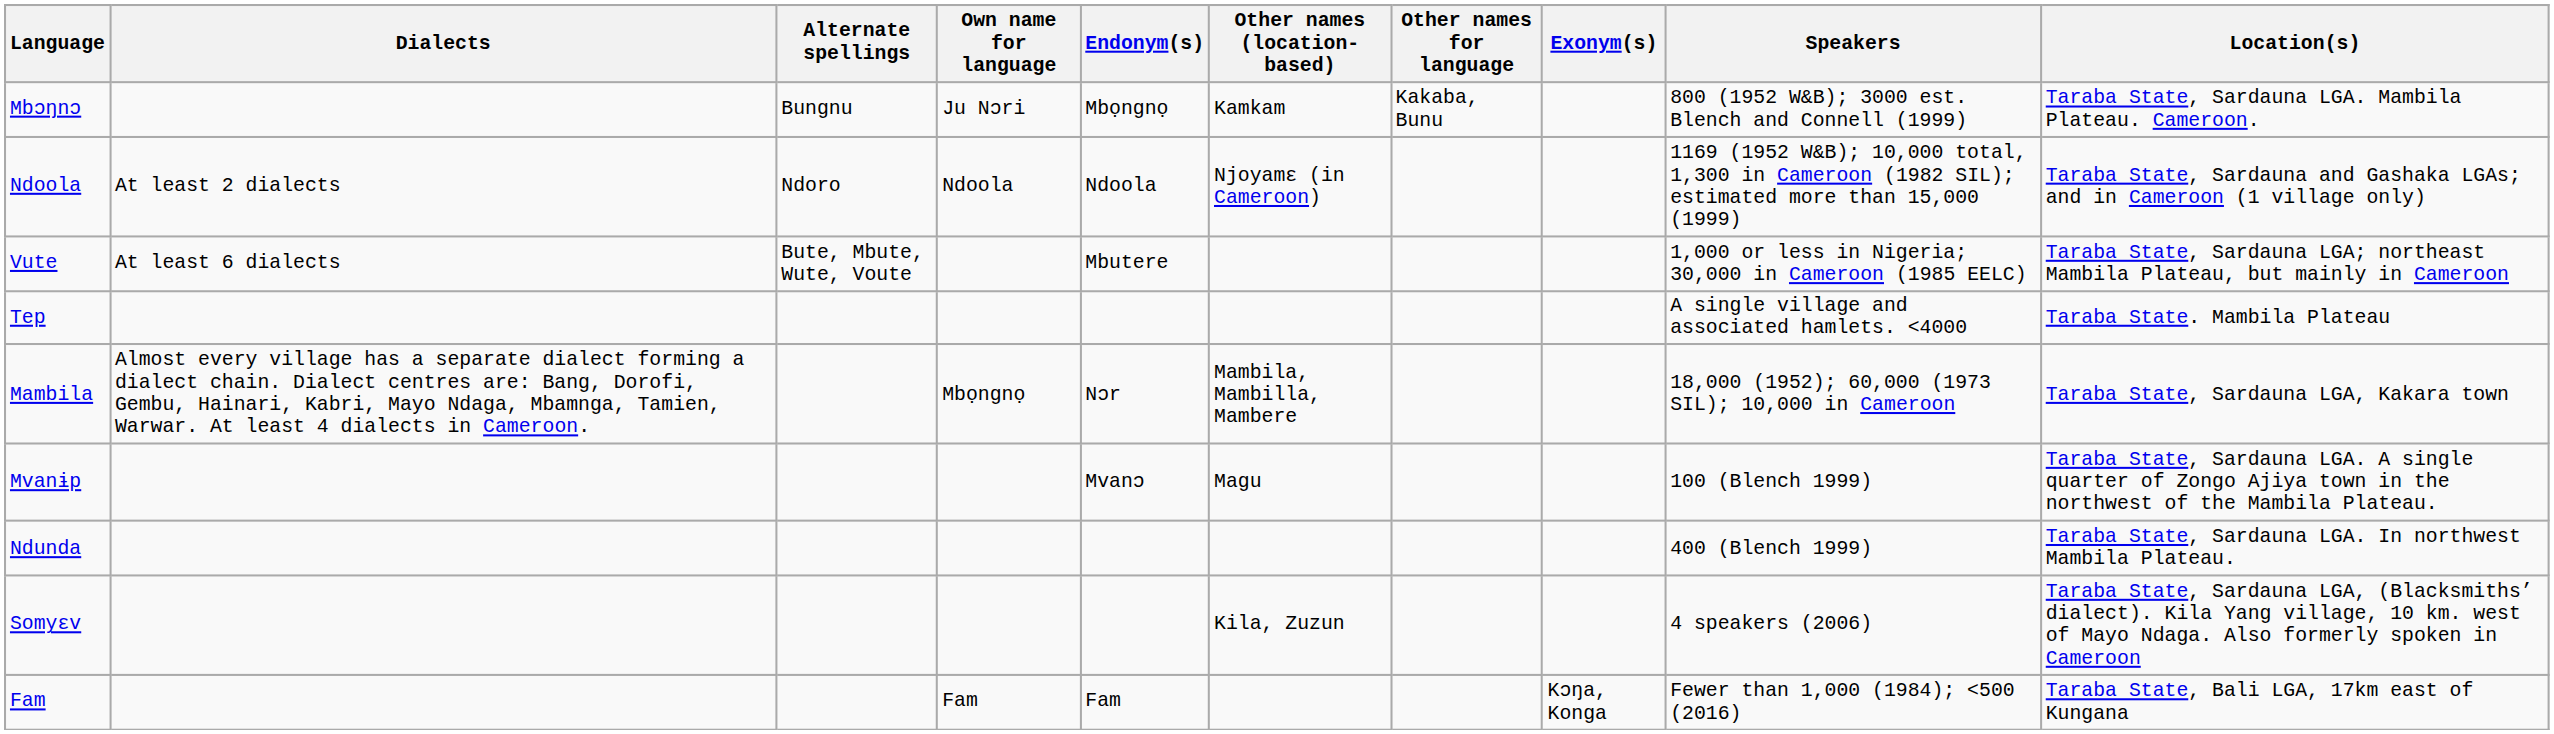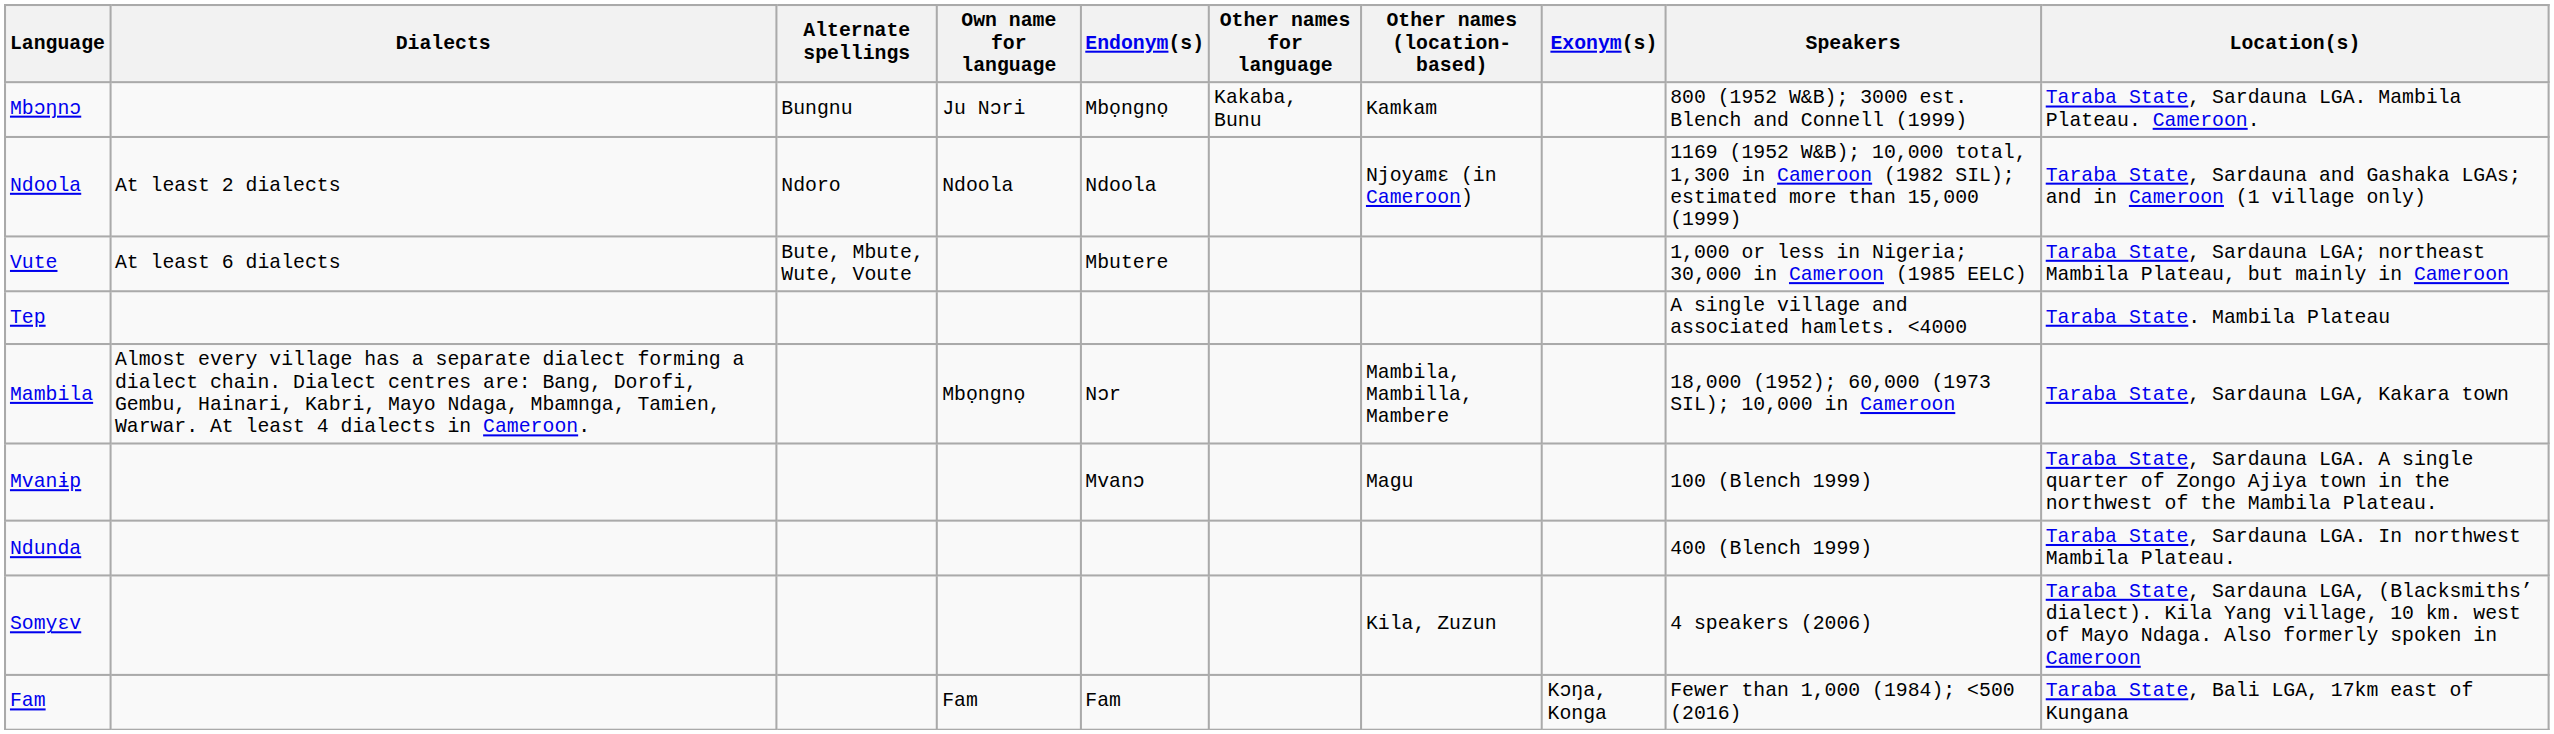columns swapped: (1300, 43) <-> (1467, 43)
